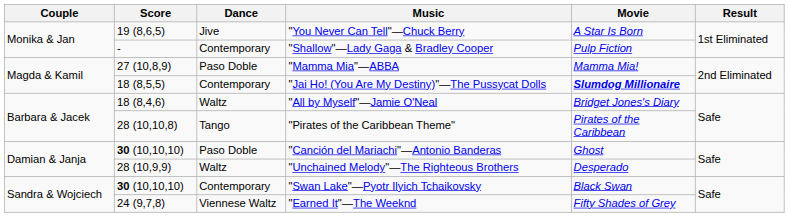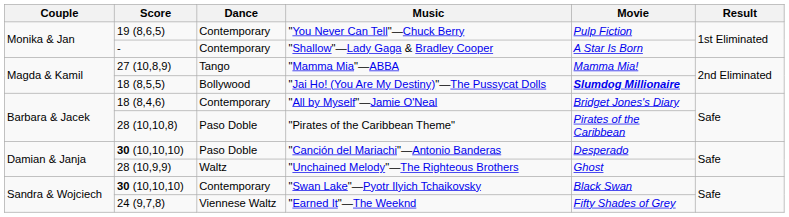(209, 31) Jive -> (235, 31) Contemporary
(608, 31) A Star Is Born -> (603, 31) Pulp Fiction
(603, 48) Pulp Fiction -> (608, 48) A Star Is Born
(228, 66) Paso Doble -> (215, 66) Tango
(235, 84) Contemporary -> (225, 84) Bollywood
(213, 102) Waltz -> (235, 102) Contemporary
(215, 126) Tango -> (228, 126) Paso Doble
(589, 150) Ghost -> (601, 150) Desperado
(601, 168) Desperado -> (589, 168) Ghost
